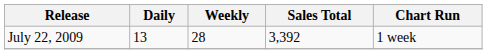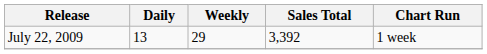(198, 37) 28 -> (198, 37) 29
